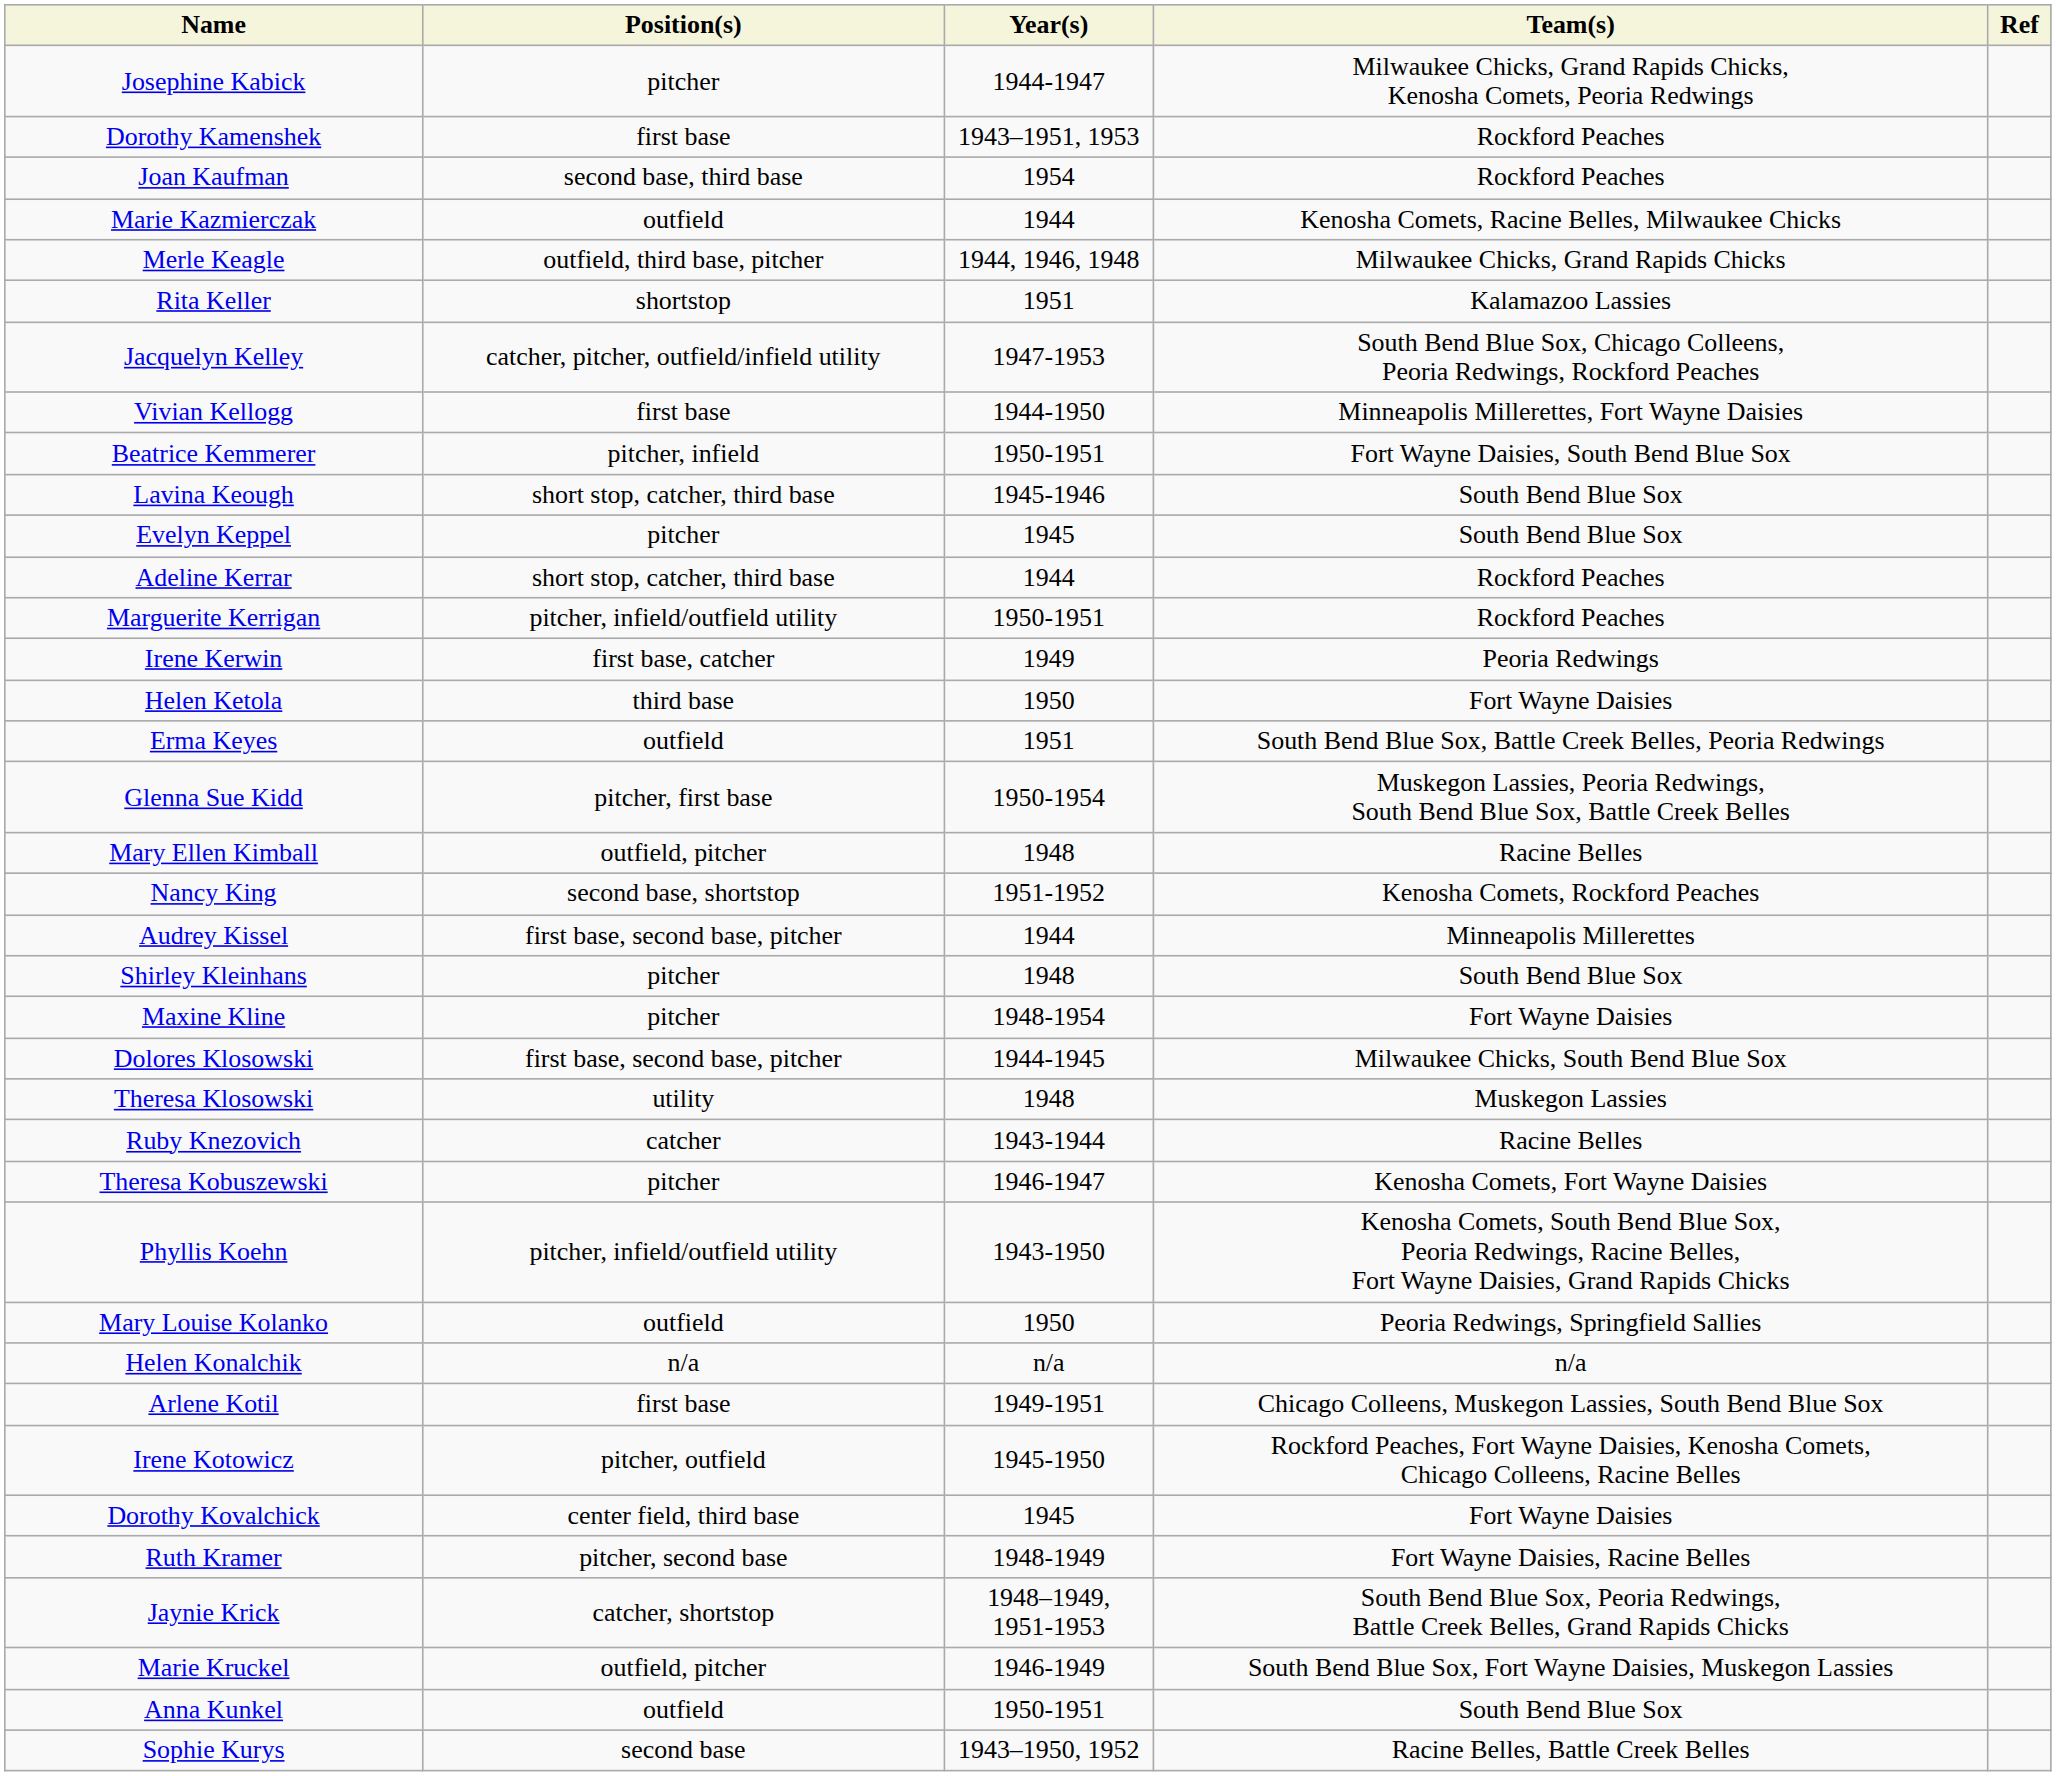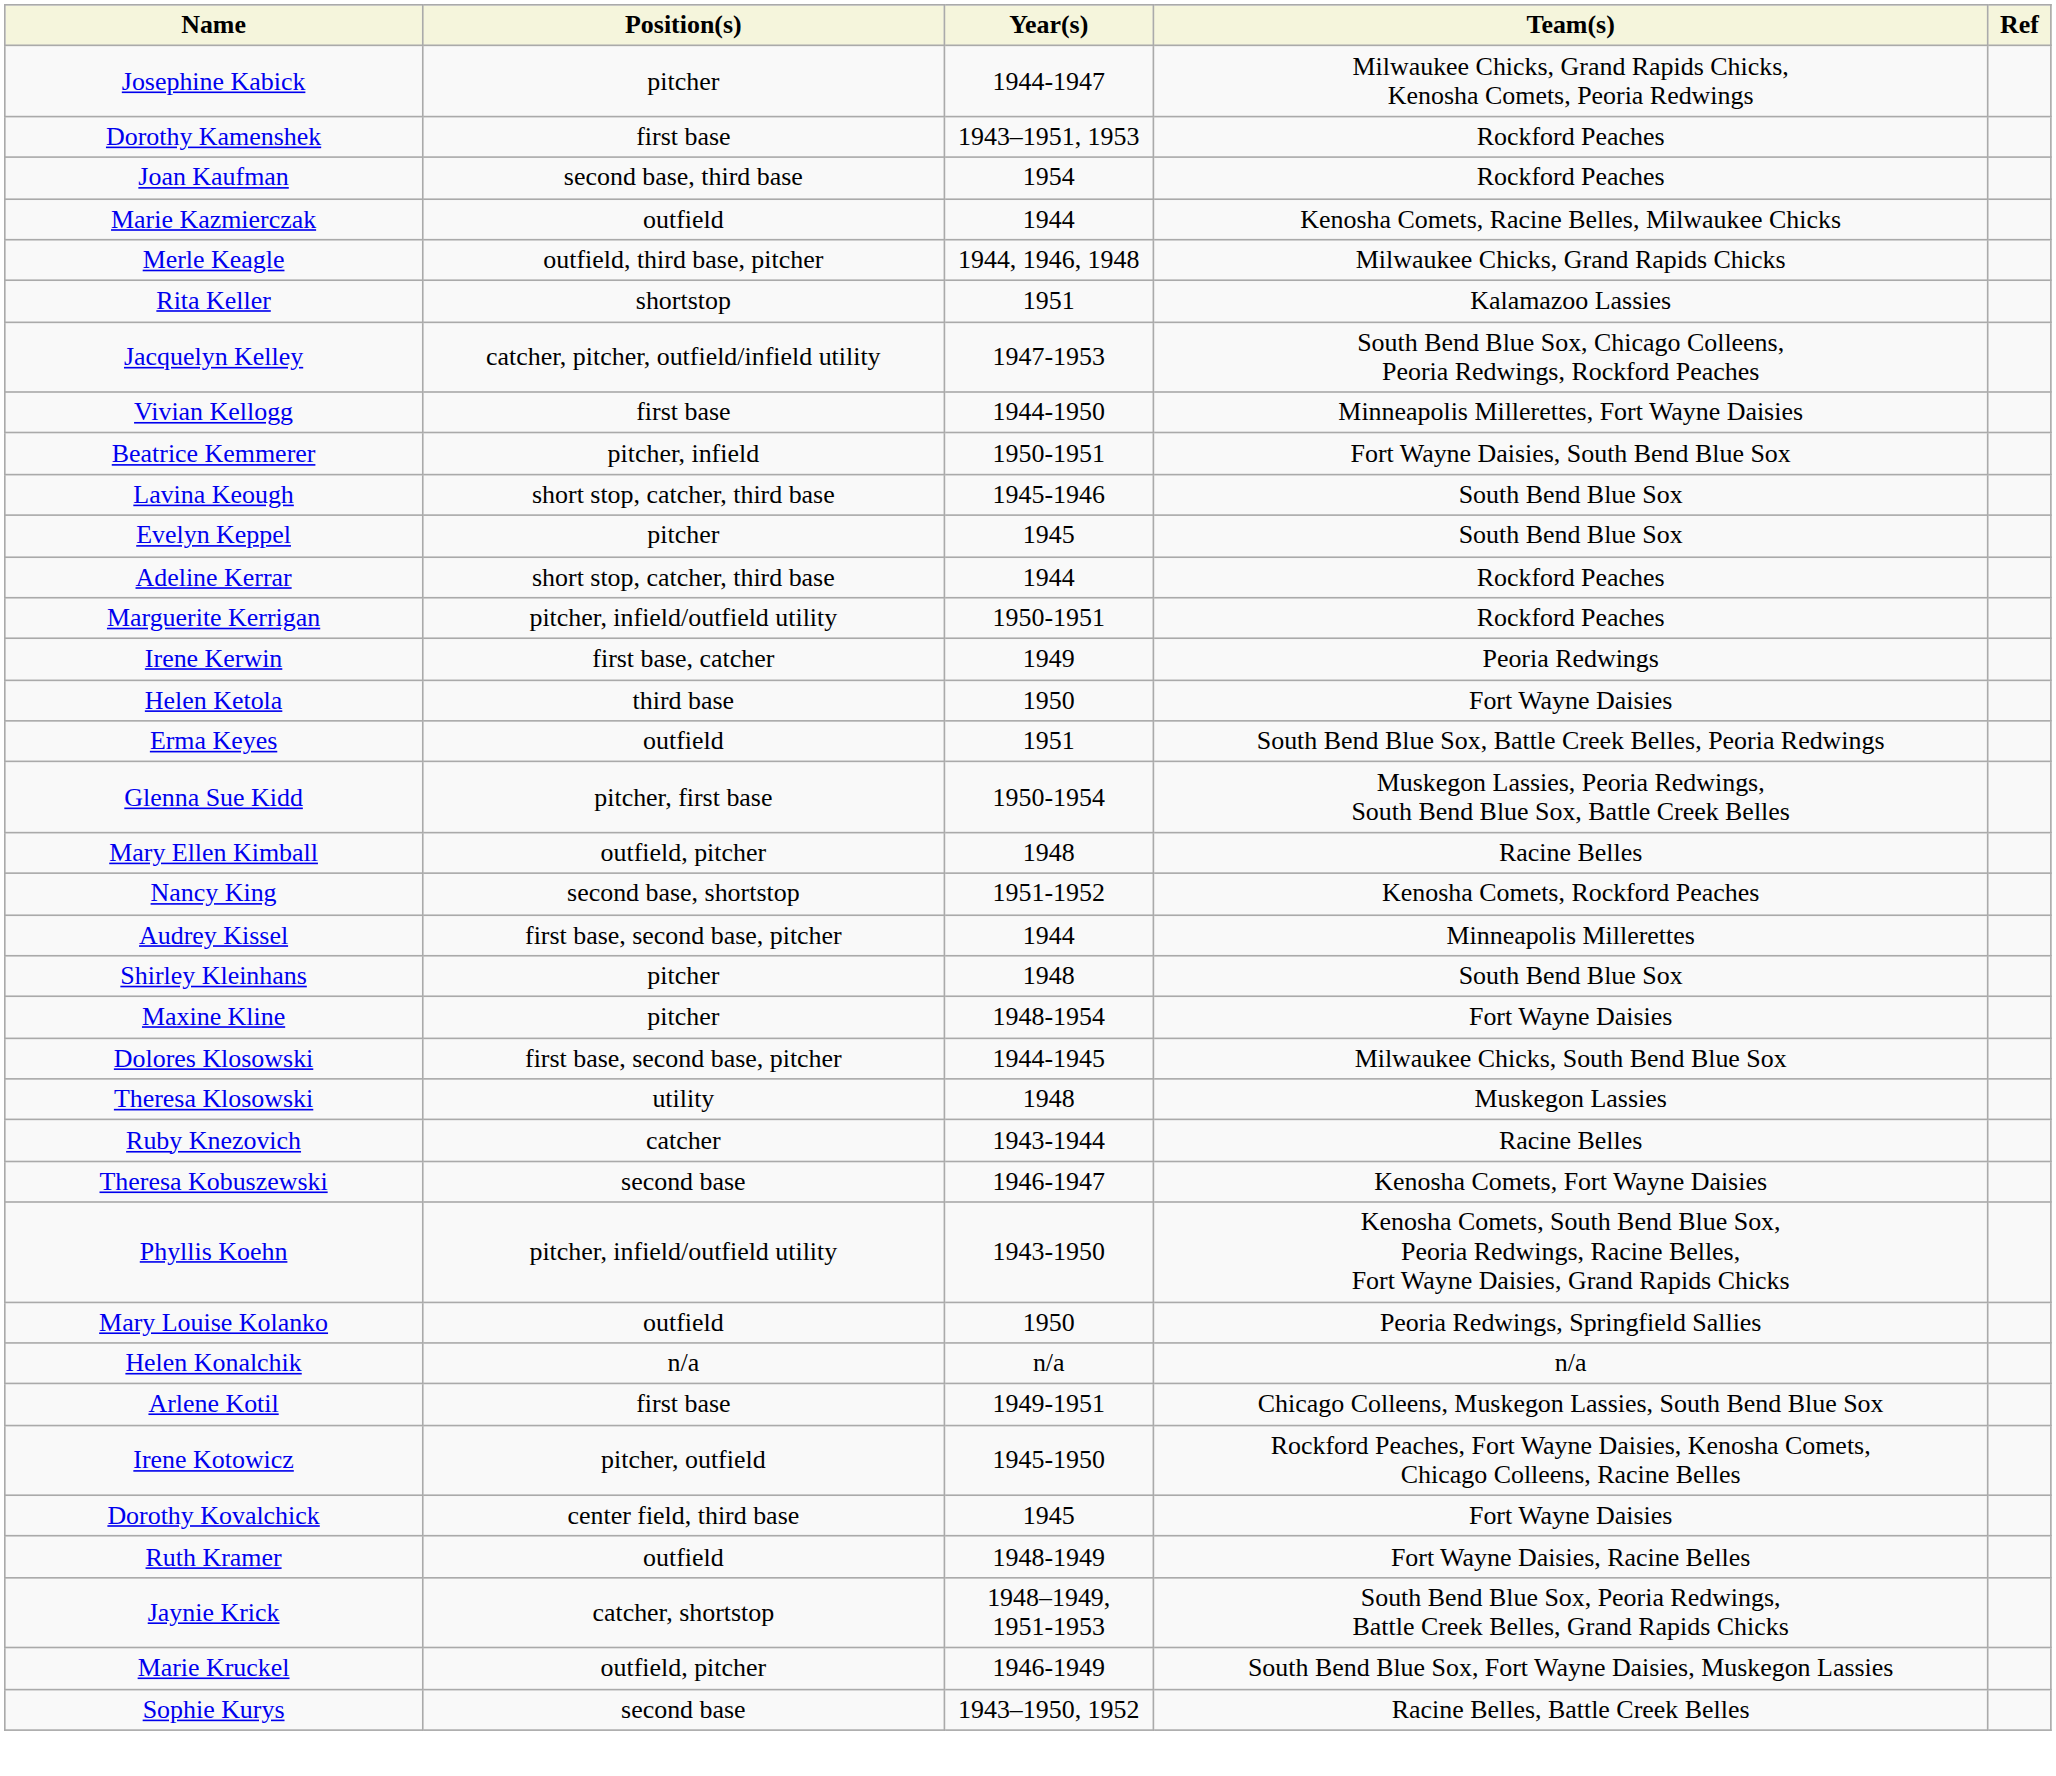(683, 1181) pitcher -> (683, 1181) second base
(683, 1556) pitcher, second base -> (683, 1556) outfield
- row: (214, 1709)
